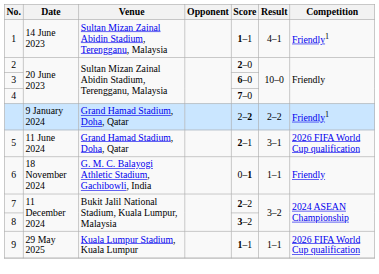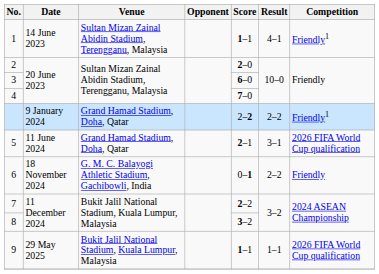(274, 175) 1–1 -> (274, 175) 2–2
(128, 244) Kuala Lumpur Stadium, Kuala Lumpur -> (129, 250) Bukit Jalil National Stadium, Kuala Lumpur, Malaysia
